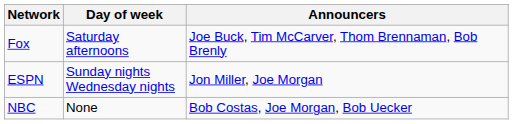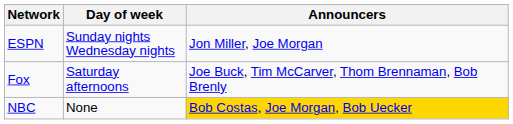rows swapped: (26, 79) <-> (19, 43)
(300, 108) no background -> (300, 108) gold background
